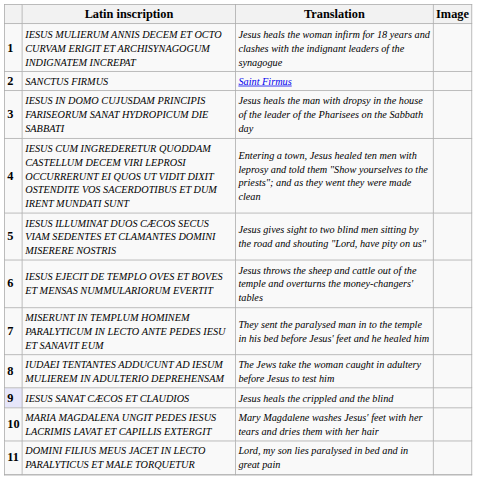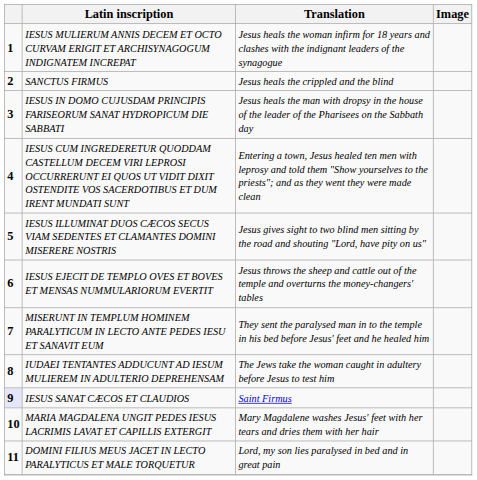(265, 81) Saint Firmus -> (316, 81) Jesus heals the crippled and the blind
(316, 398) Jesus heals the crippled and the blind -> (265, 398) Saint Firmus
